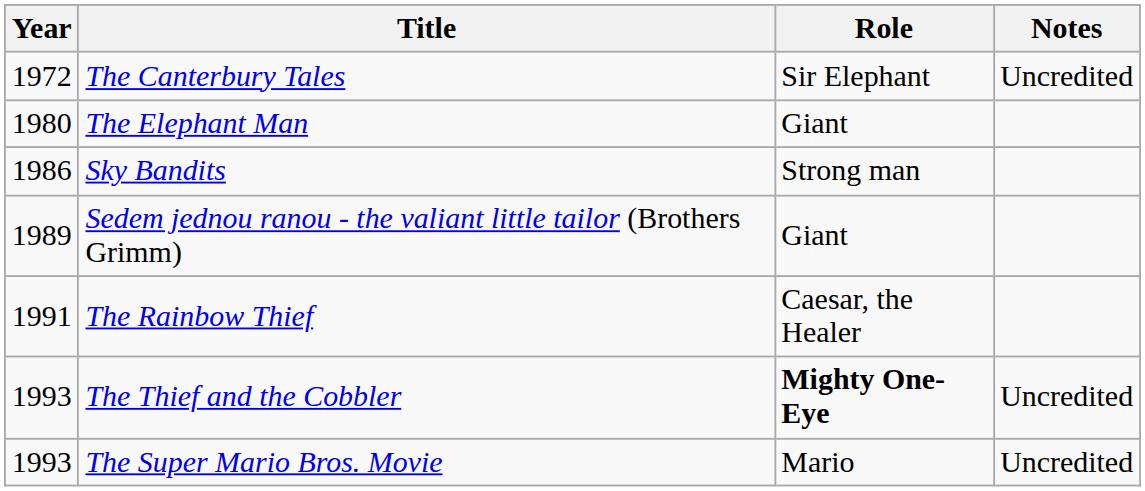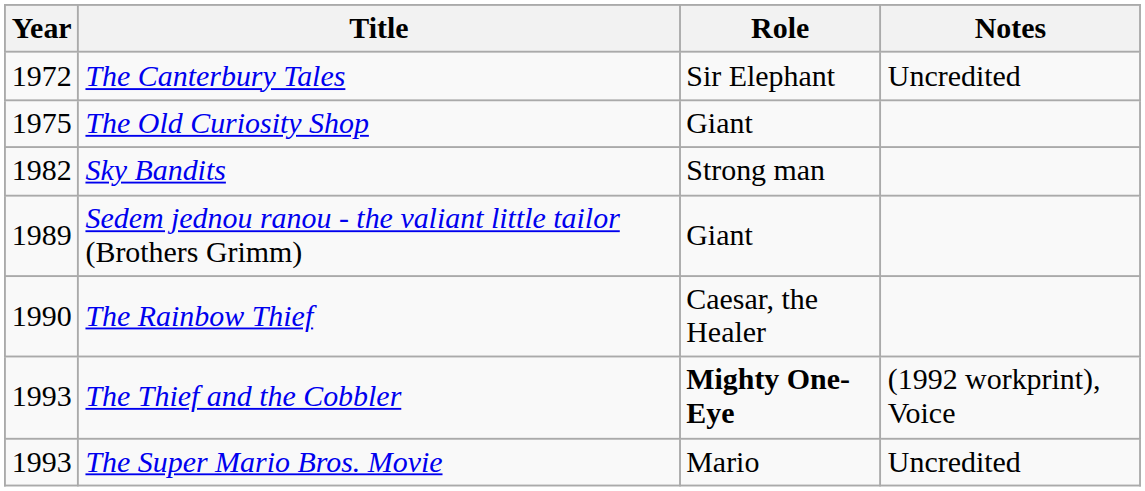+ row: (227, 123)
- row: (197, 123)
(42, 170) 1986 -> (42, 170) 1982
(42, 315) 1991 -> (42, 315) 1990
(1067, 397) Uncredited -> (994, 397) (1992 workprint), Voice
